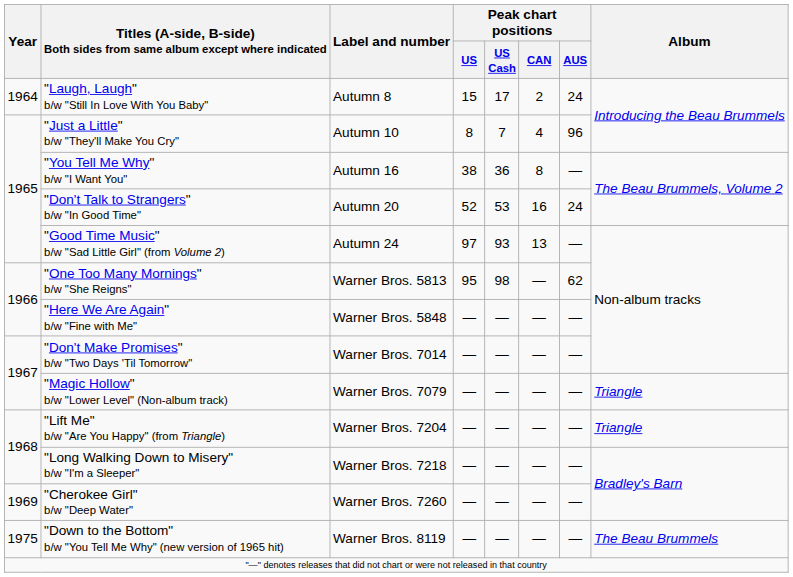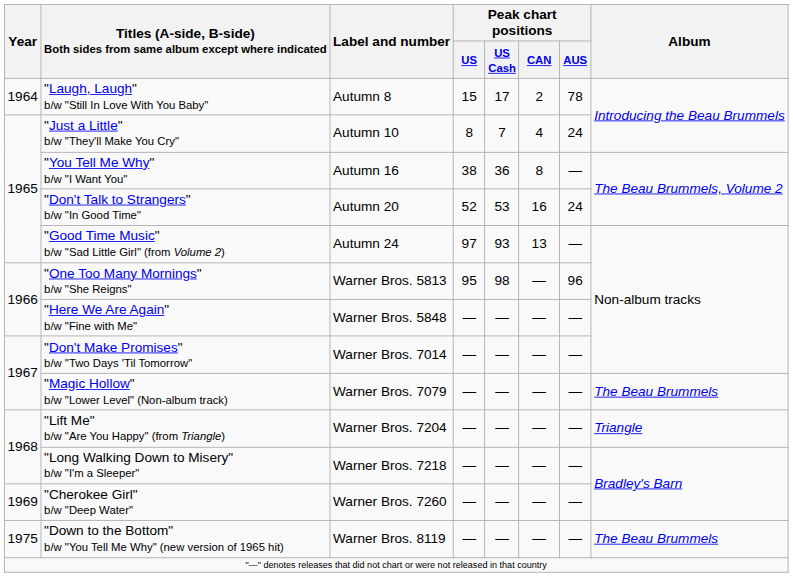(575, 96) 24 -> (575, 96) 78
(575, 133) 96 -> (575, 133) 24
(575, 281) 62 -> (575, 281) 96
(618, 391) Triangle -> (656, 391) The Beau Brummels
